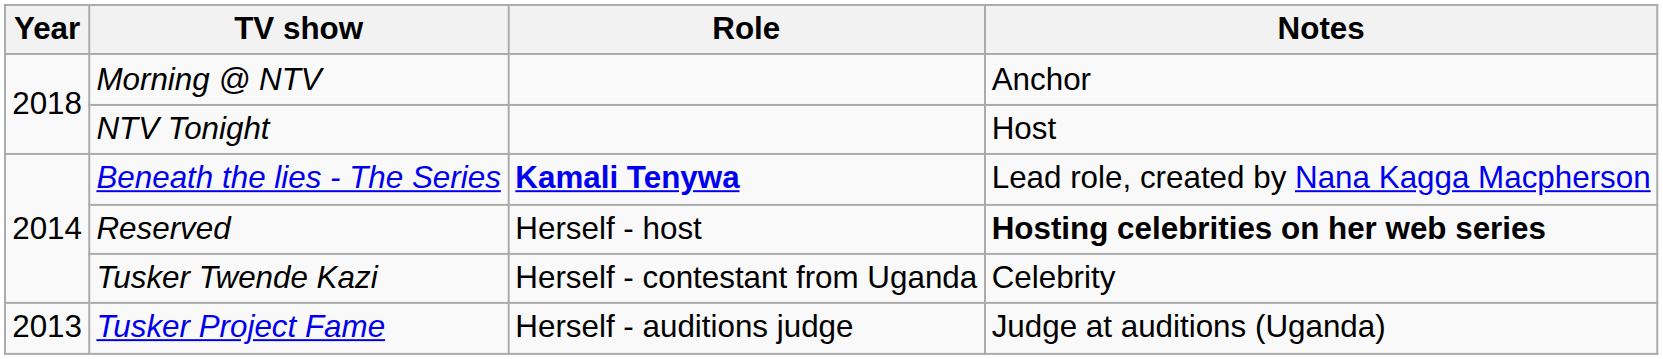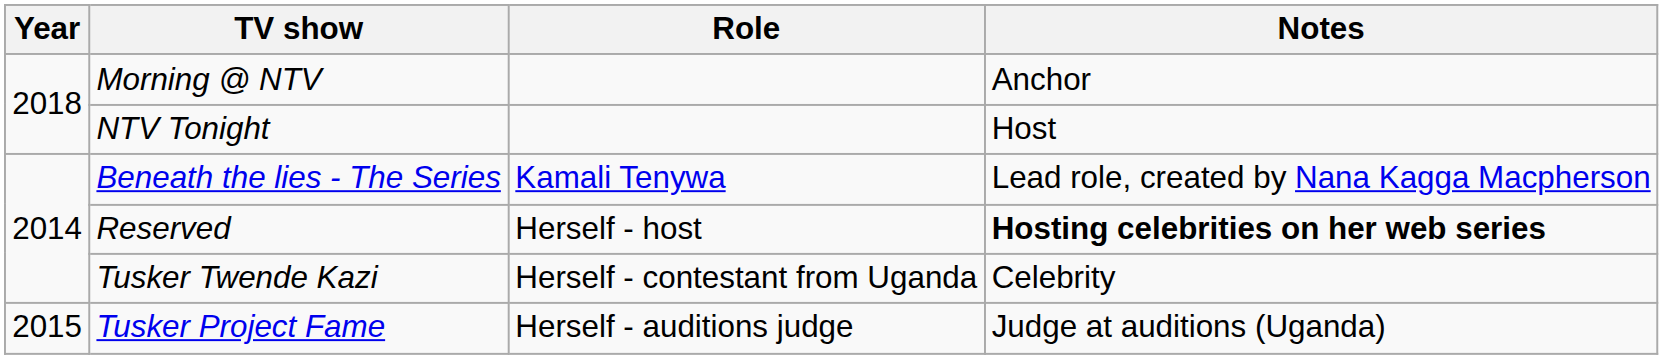(627, 178) bold -> (620, 178) normal
(47, 327) 2013 -> (47, 327) 2015
